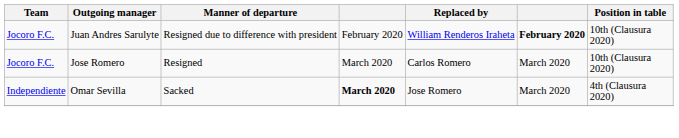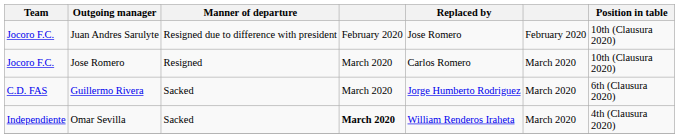(461, 35) William Renderos Iraheta -> (435, 35) Jose Romero
(552, 35) bold -> (556, 35) normal
+ row: (107, 91)
(435, 91) Jose Romero -> (461, 119) William Renderos Iraheta
